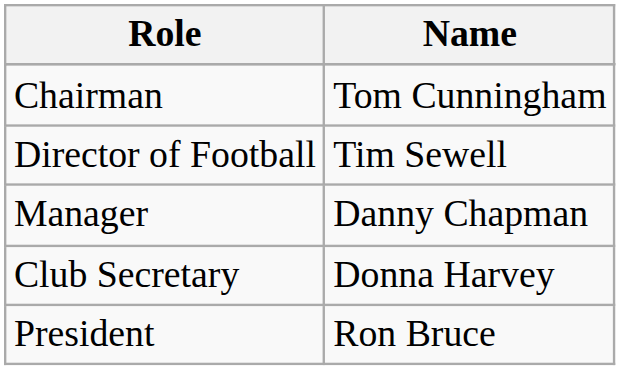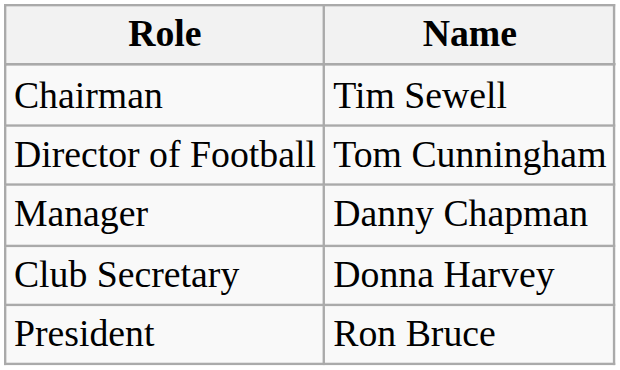(470, 94) Tom Cunningham -> (420, 94) Tim Sewell
(420, 154) Tim Sewell -> (470, 154) Tom Cunningham
